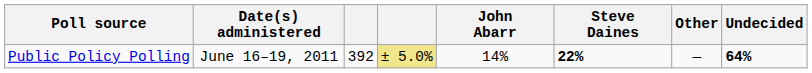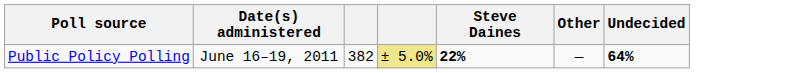- column: (495, 25)
(361, 56) 392 -> (361, 56) 382
